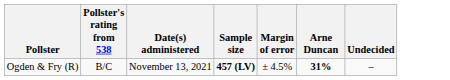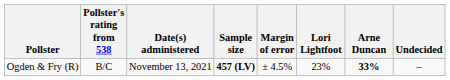+ column: (321, 44)
(321, 67) 31% -> (369, 67) 33%
